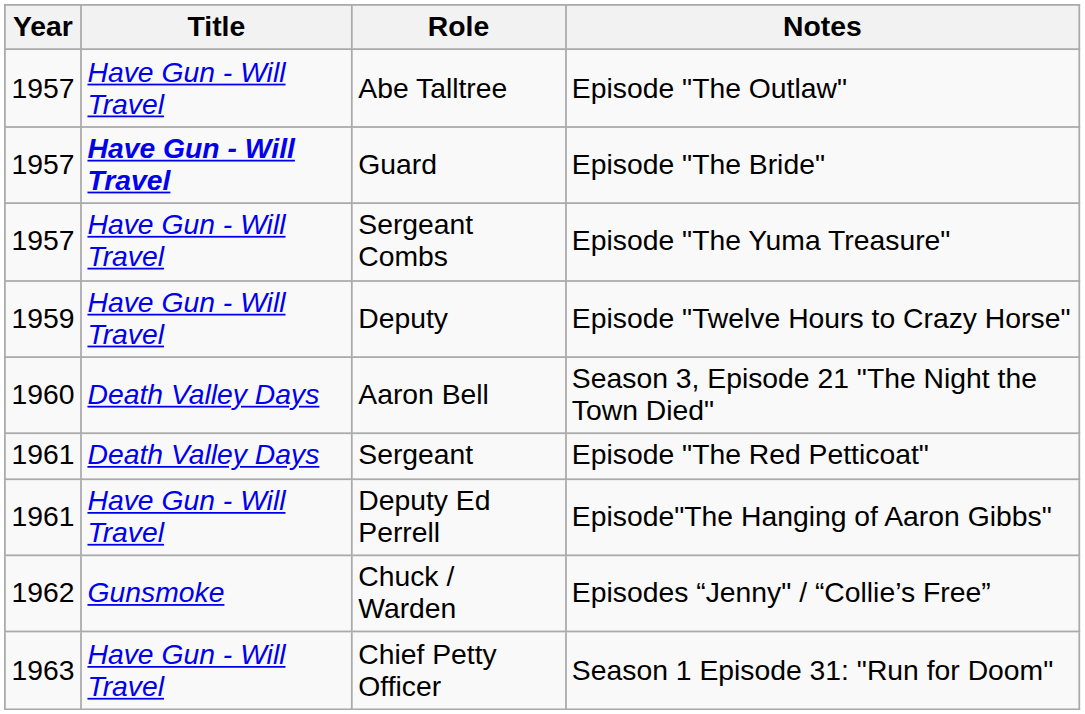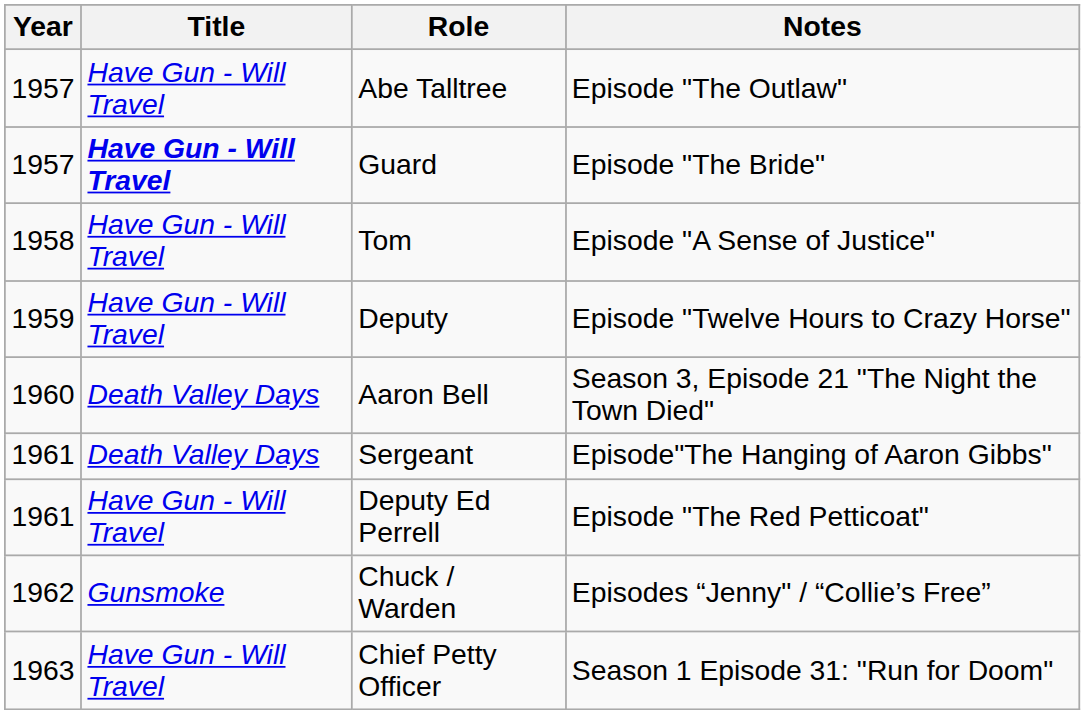- row: (416, 241)
+ row: (385, 241)
(750, 455) Episode "The Red Petticoat" -> (812, 455) Episode"The Hanging of Aaron Gibbs"
(812, 516) Episode"The Hanging of Aaron Gibbs" -> (750, 516) Episode "The Red Petticoat"
